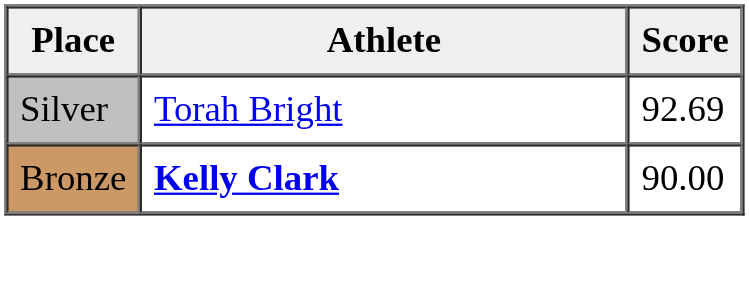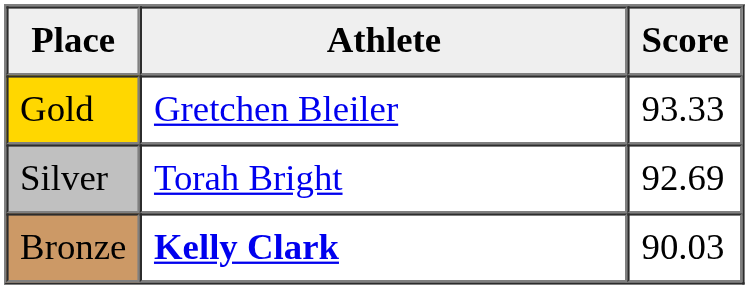+ row: (57, 109)
(683, 178) 90.00 -> (683, 247) 90.03
